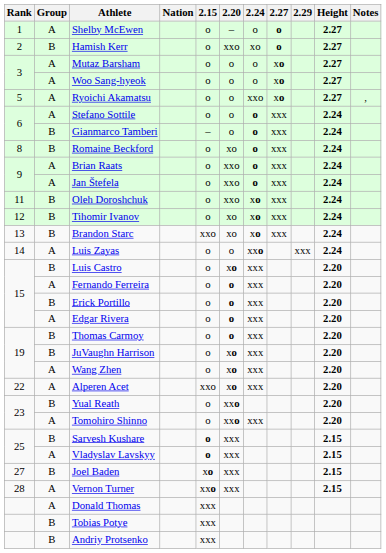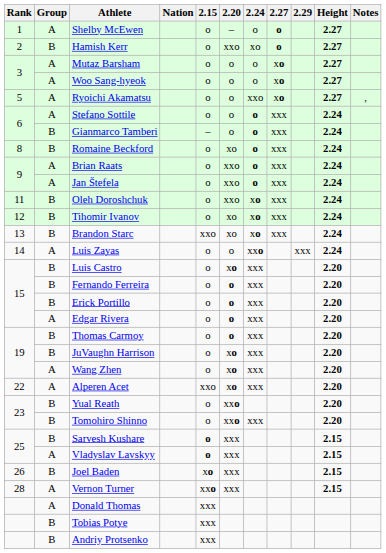(52, 285) A -> (52, 285) B
(52, 421) A -> (52, 421) B
(19, 472) 27 -> (19, 472) 26
